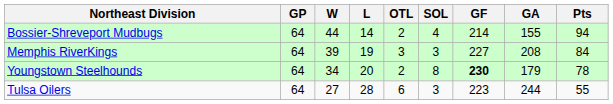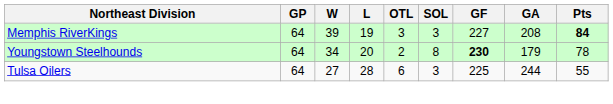- row: (85, 33)
(582, 52) normal -> (582, 33) bold
(479, 90) 223 -> (479, 71) 225
